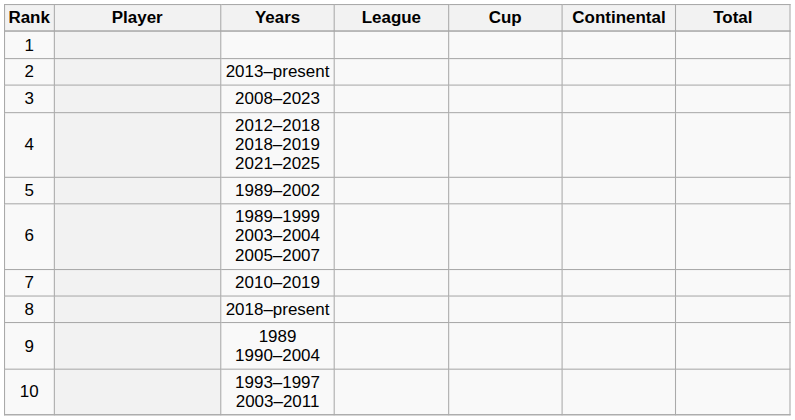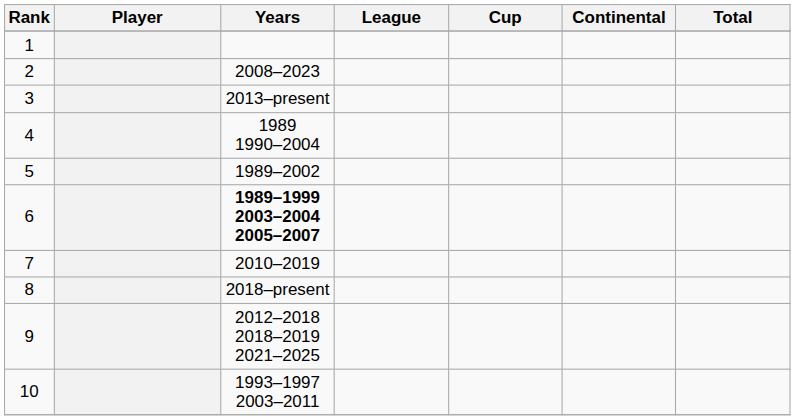(278, 71) 2013–present -> (278, 71) 2008–2023
(278, 98) 2008–2023 -> (278, 98) 2013–present
(278, 144) 2012–2018 2018–2019 2021–2025 -> (278, 135) 1989 1990–2004
(278, 236) normal -> (278, 217) bold
(278, 345) 1989 1990–2004 -> (278, 336) 2012–2018 2018–2019 2021–2025
